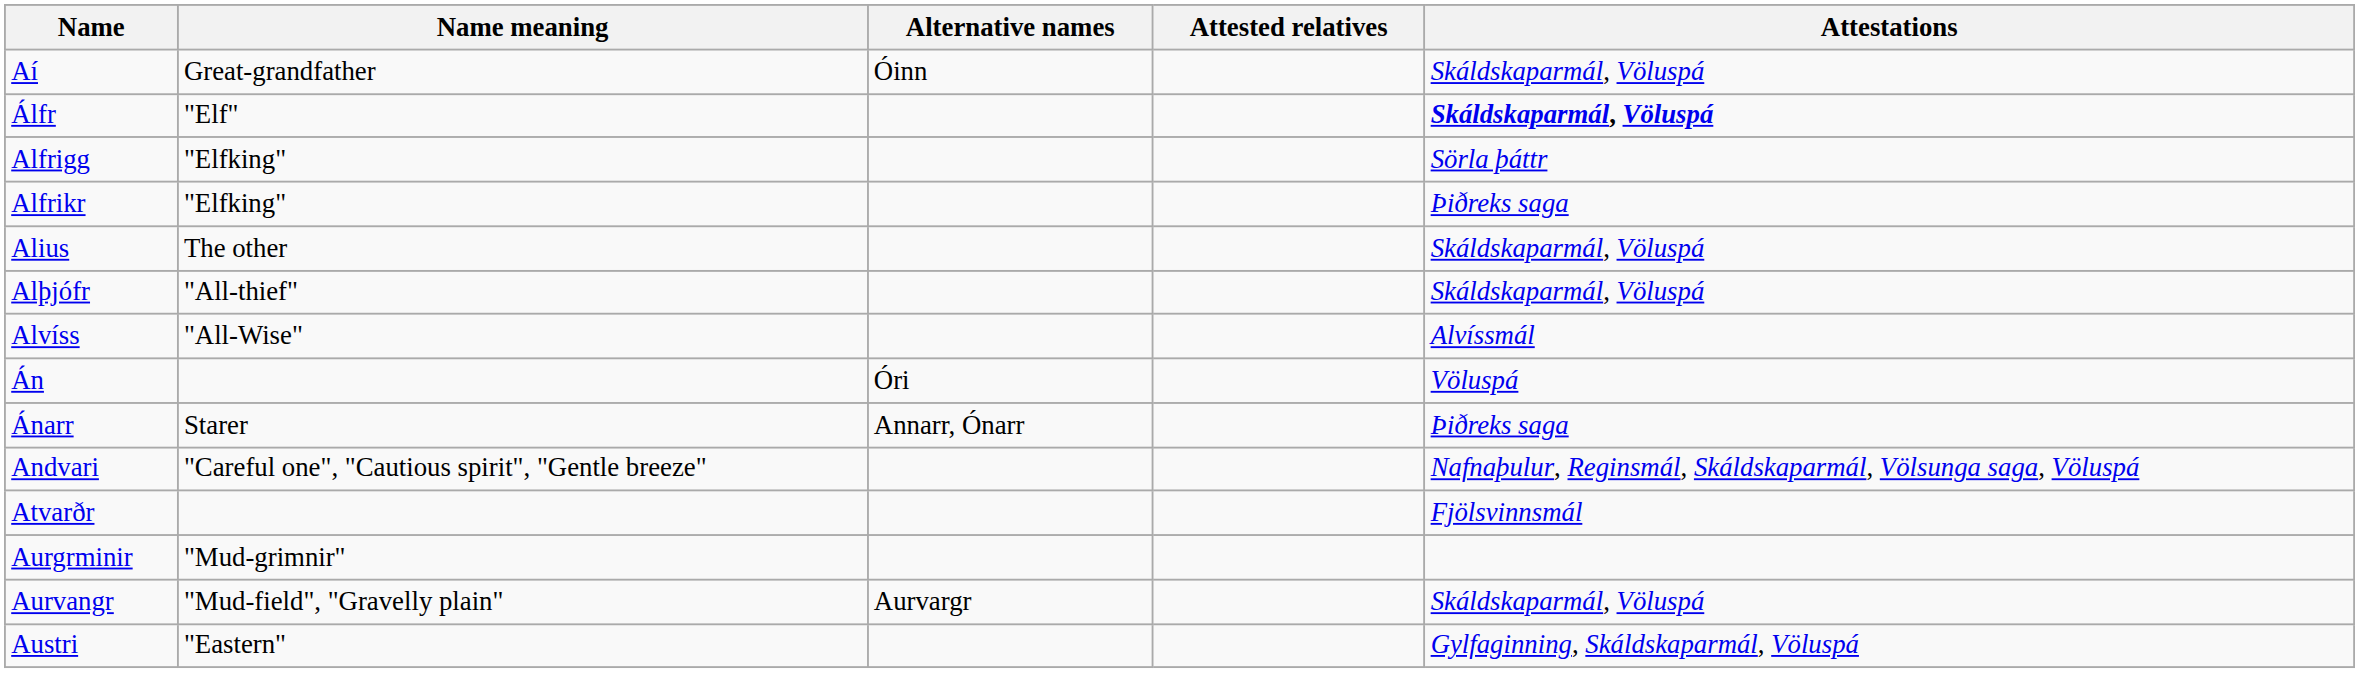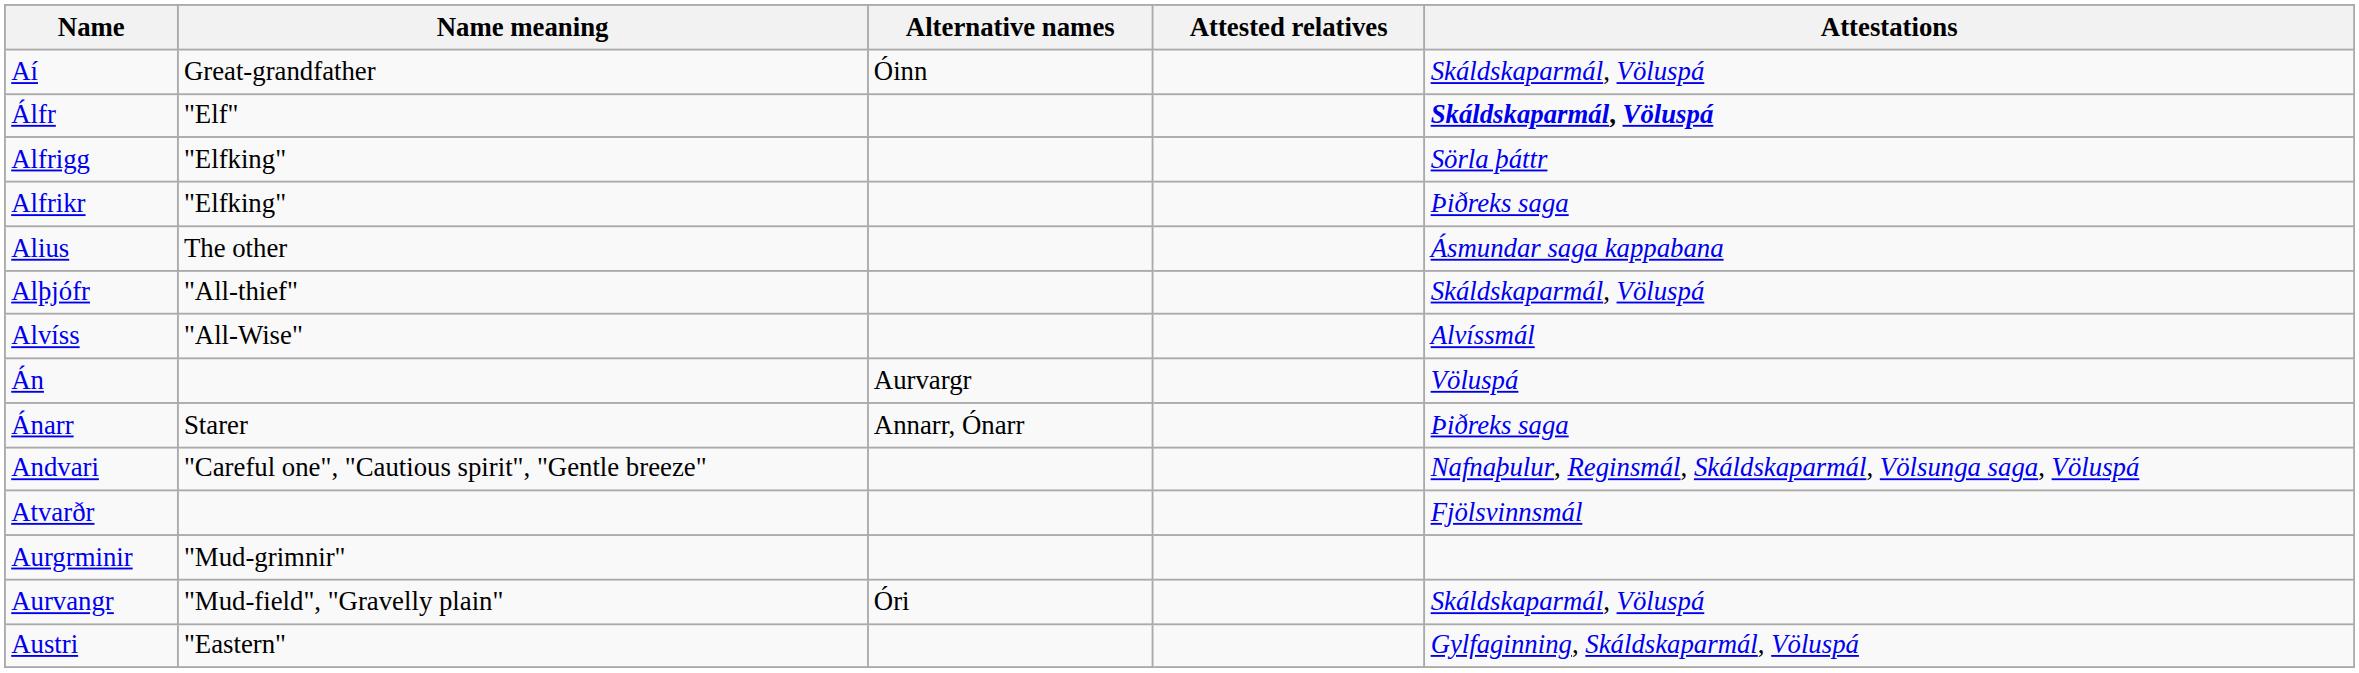(1567, 247) Skáldskaparmál, Völuspá -> (1577, 247) Ásmundar saga kappabana
(892, 380) Óri -> (923, 380) Aurvargr
(923, 601) Aurvargr -> (892, 601) Óri
